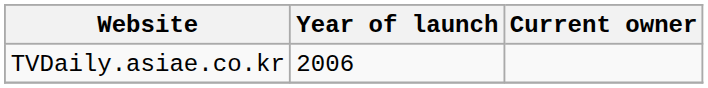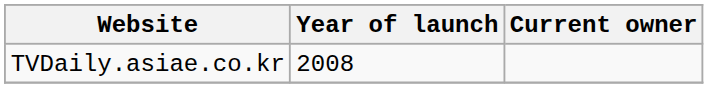(325, 64) 2006 -> (325, 64) 2008
